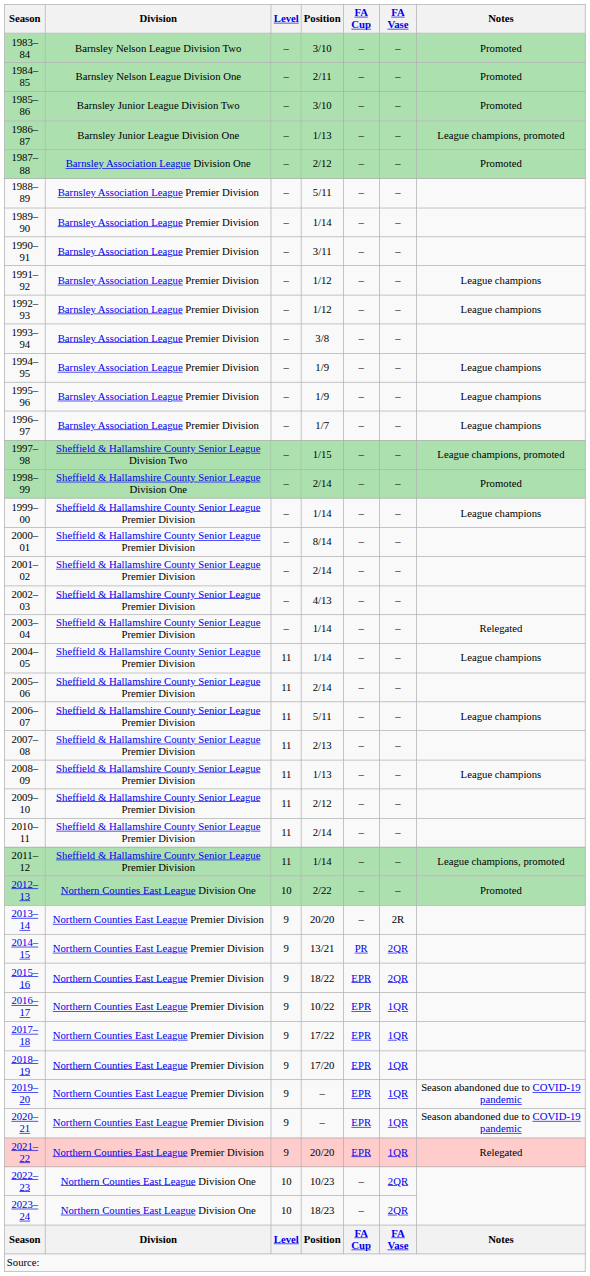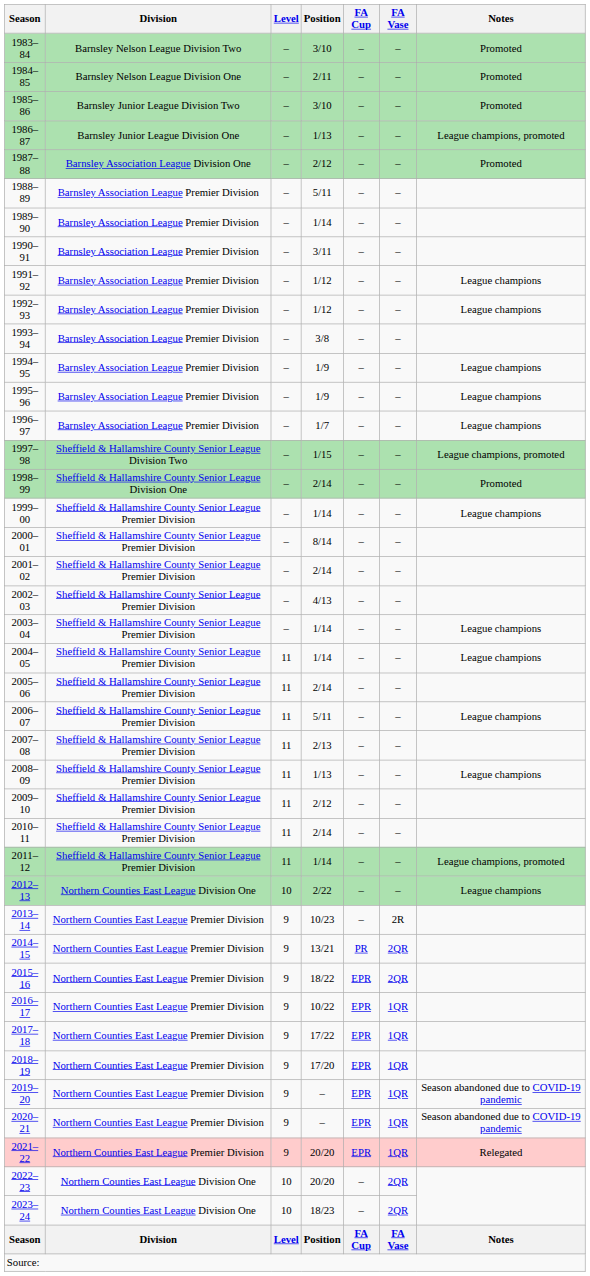(501, 629) Relegated -> (501, 629) League champions
(501, 890) Promoted -> (501, 890) League champions
(322, 919) 20/20 -> (322, 919) 10/23
(322, 1181) 10/23 -> (322, 1181) 20/20
